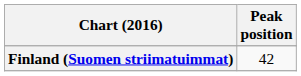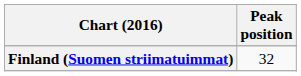(266, 58) 42 -> (266, 58) 32
